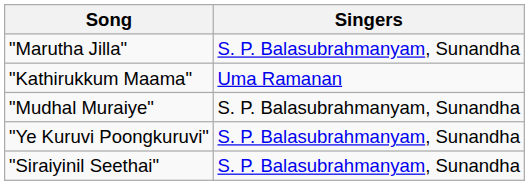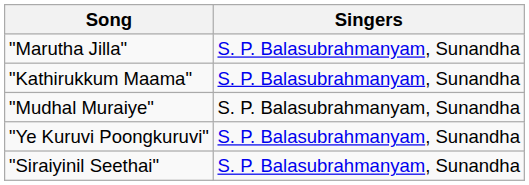(280, 78) Uma Ramanan -> (369, 78) S. P. Balasubrahmanyam, Sunandha
